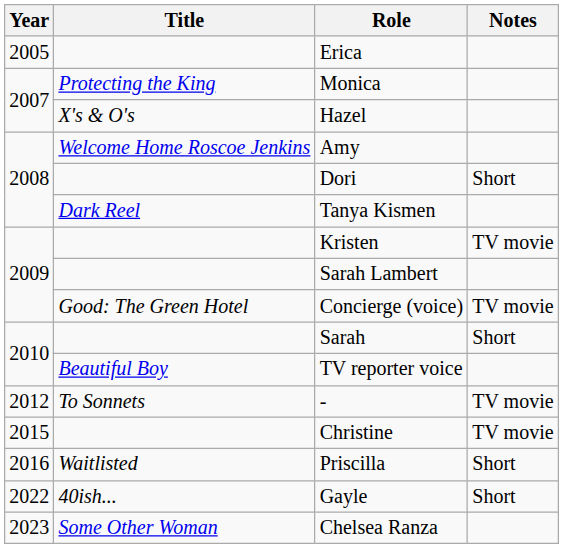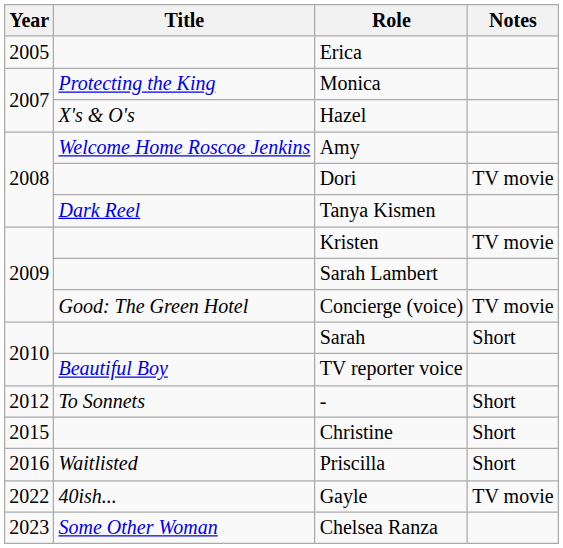(494, 178) Short -> (513, 178) TV movie
(513, 400) TV movie -> (494, 400) Short
(513, 432) TV movie -> (494, 432) Short
(494, 496) Short -> (513, 496) TV movie
